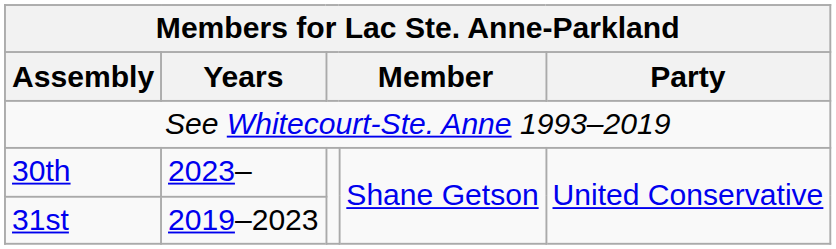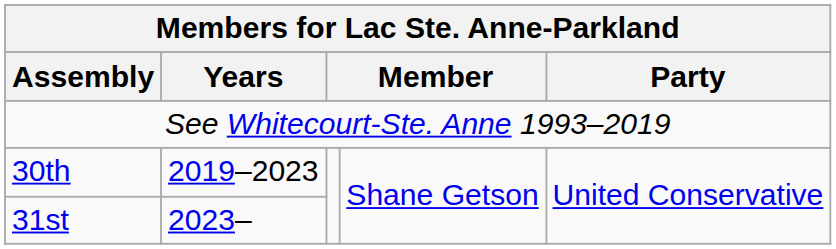(210, 171) 2023– -> (243, 171) 2019–2023
(243, 219) 2019–2023 -> (210, 219) 2023–
